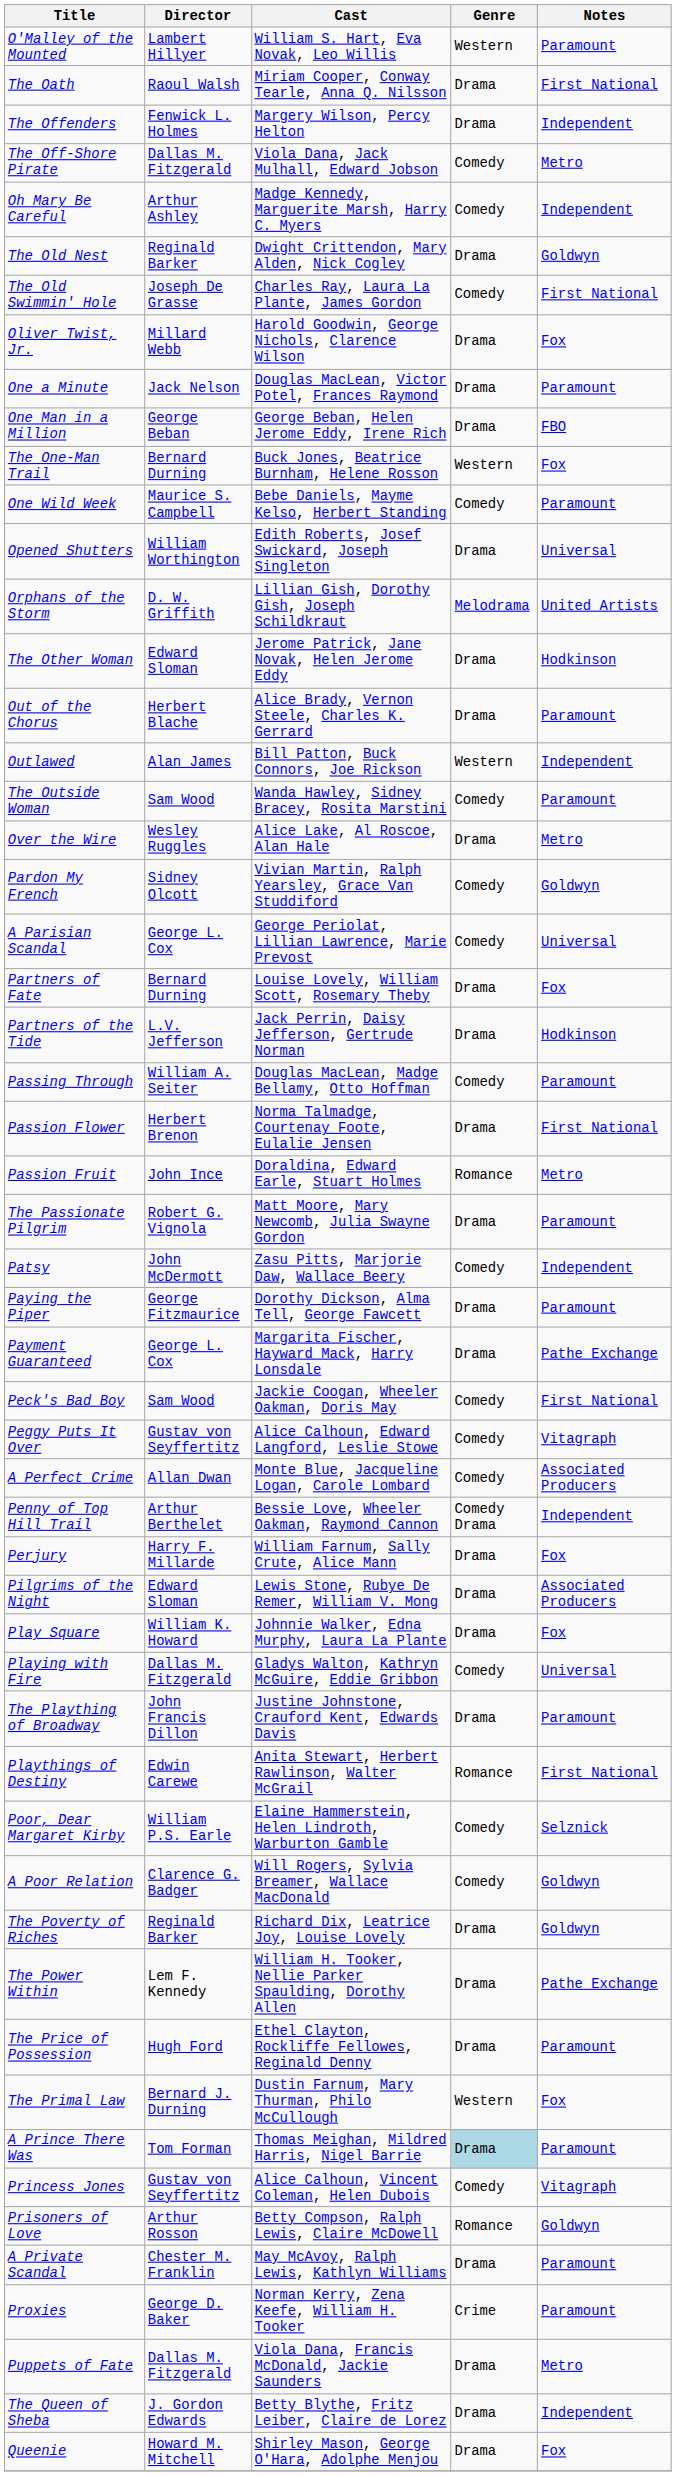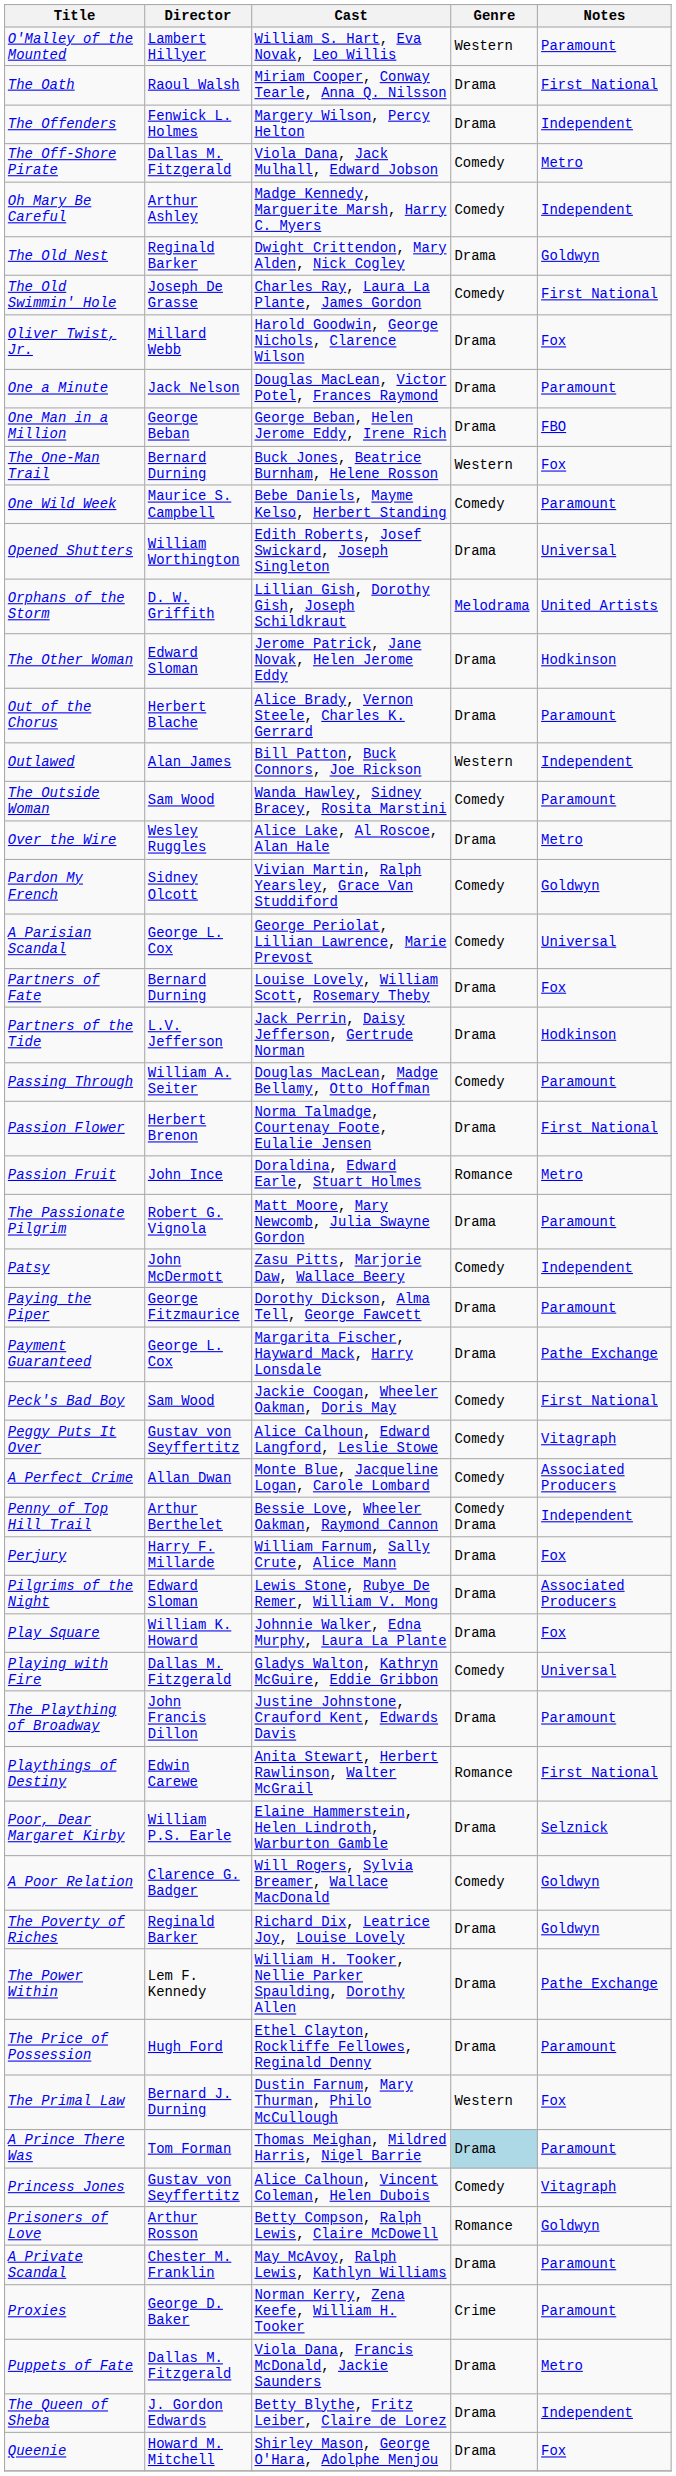(479, 1828) Comedy -> (475, 1828) Drama
